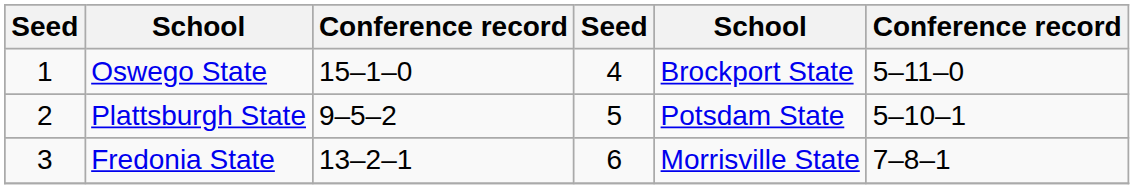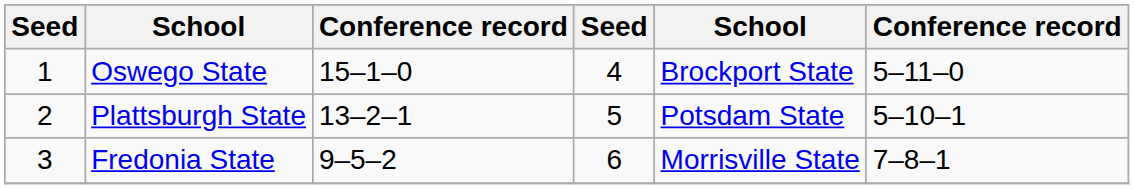(358, 115) 9–5–2 -> (366, 115) 13–2–1
(366, 159) 13–2–1 -> (358, 159) 9–5–2
